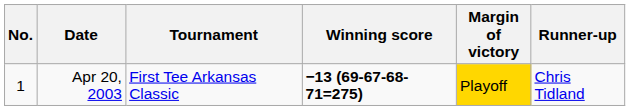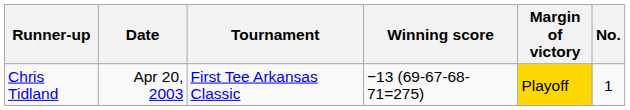columns swapped: (21, 34) <-> (578, 34)
(357, 85) bold -> (418, 85) normal
